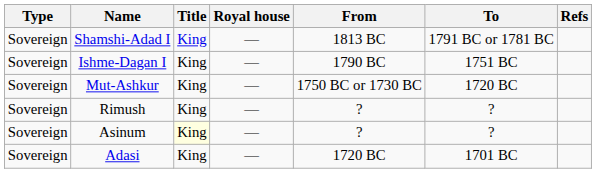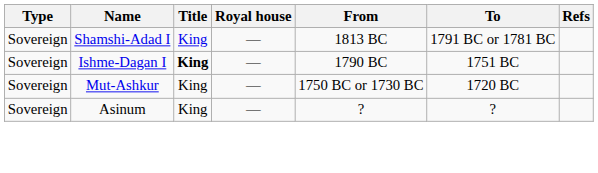(192, 62) normal -> (193, 62) bold
- row: (122, 109)
(192, 132) lightyellow background -> (193, 109) no background
- row: (122, 156)
